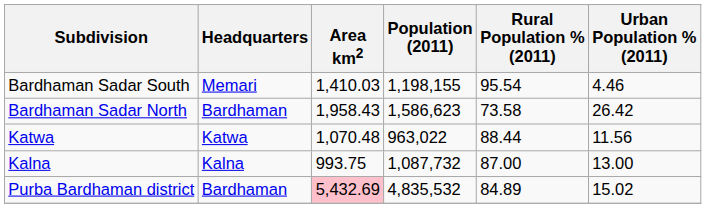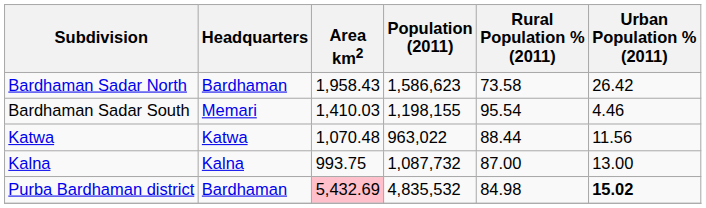rows swapped: (98, 111) <-> (99, 85)
(501, 189) 84.89 -> (501, 189) 84.98
(613, 189) normal -> (613, 189) bold
